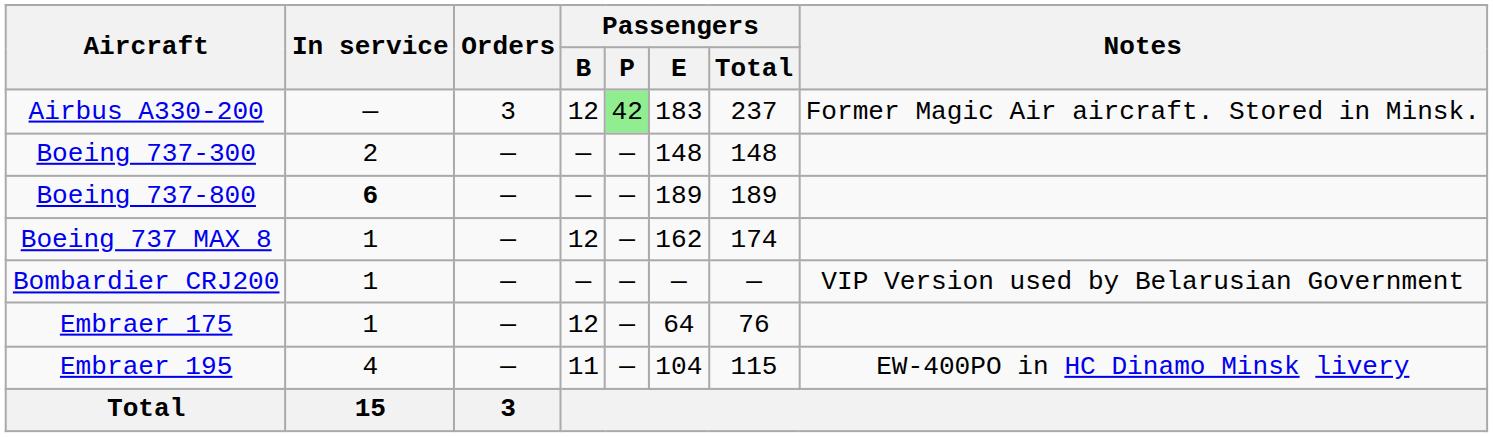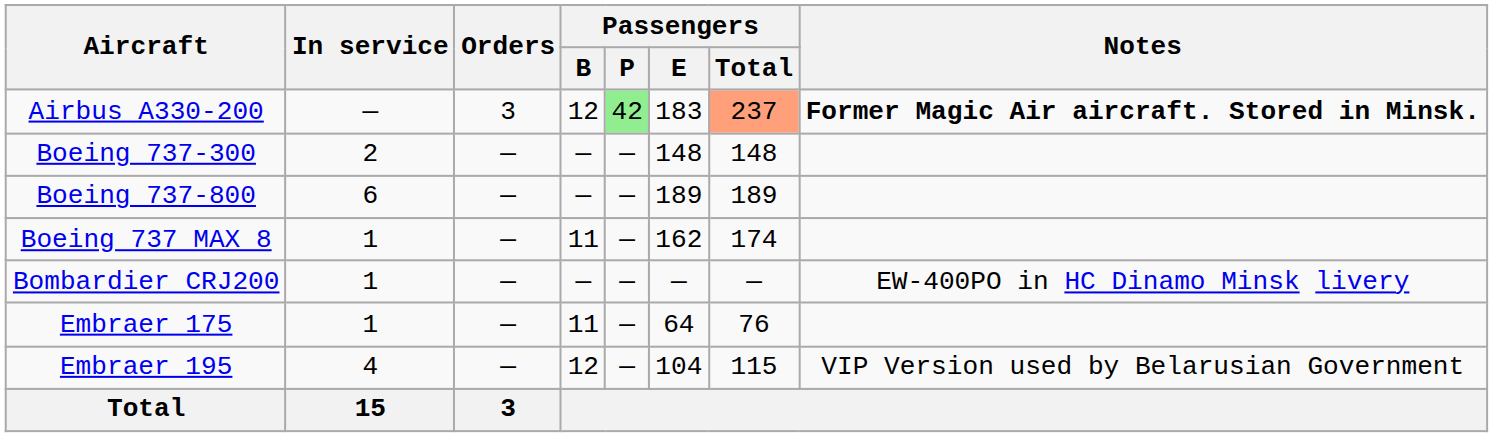(754, 111) no background -> (754, 111) lightsalmon background
(1143, 111) normal -> (1143, 111) bold
(370, 197) bold -> (370, 197) normal
(583, 239) 12 -> (583, 239) 11
(1143, 282) VIP Version used by Belarusian Government -> (1143, 282) EW-400PO in HC Dinamo Minsk livery
(583, 324) 12 -> (583, 324) 11
(583, 367) 11 -> (583, 367) 12
(1143, 367) EW-400PO in HC Dinamo Minsk livery -> (1143, 367) VIP Version used by Belarusian Government
